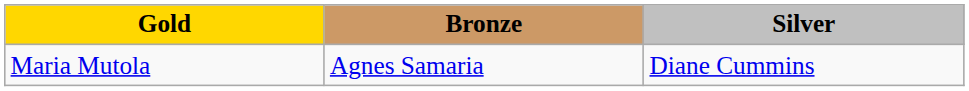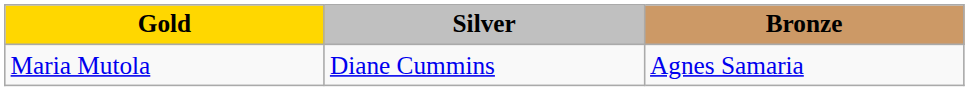columns swapped: (804, 24) <-> (484, 24)
